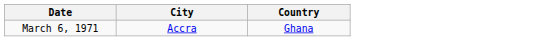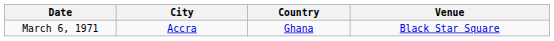+ column: (450, 12)
